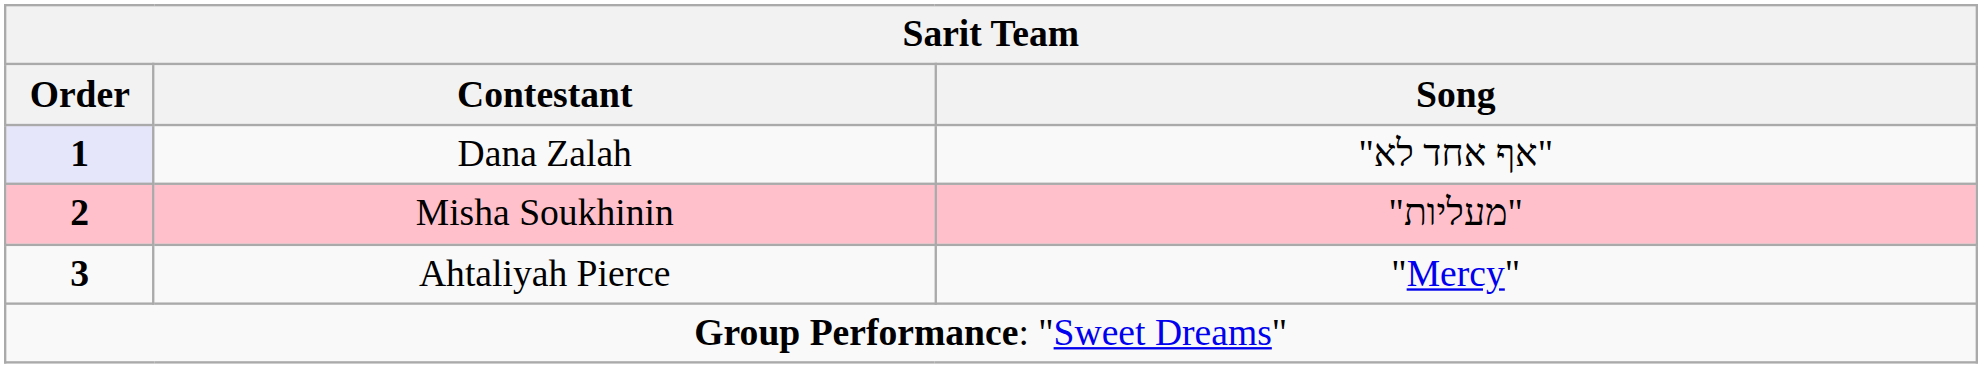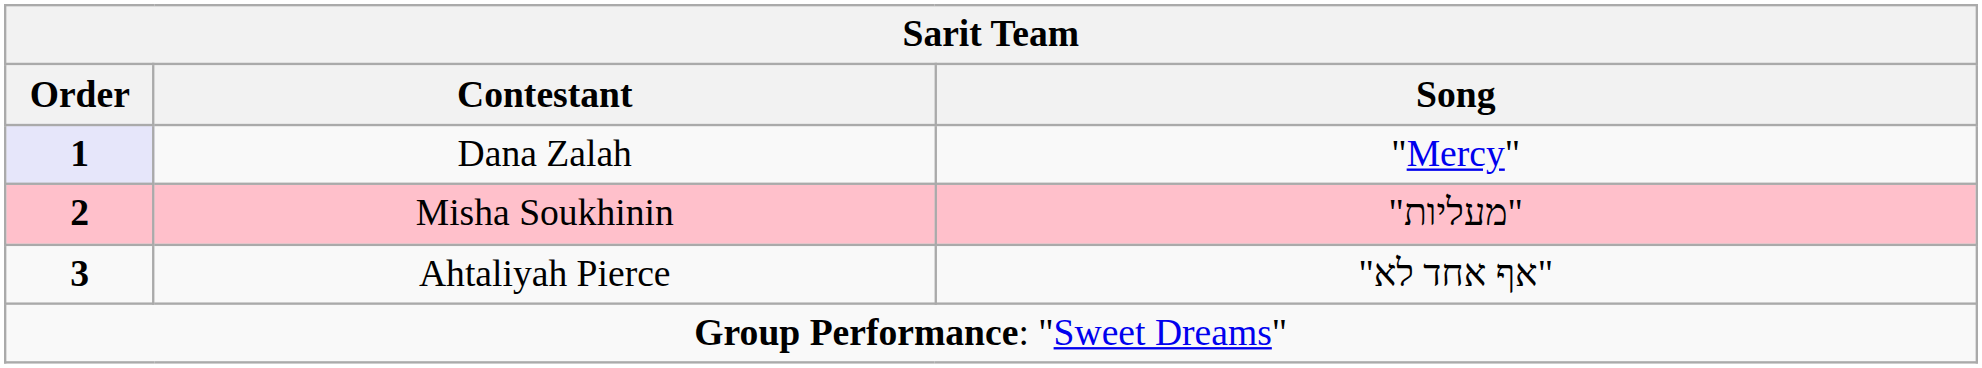(1456, 153) "אף אחד לא" -> (1456, 153) "Mercy"
(1456, 272) "Mercy" -> (1456, 272) "אף אחד לא"
